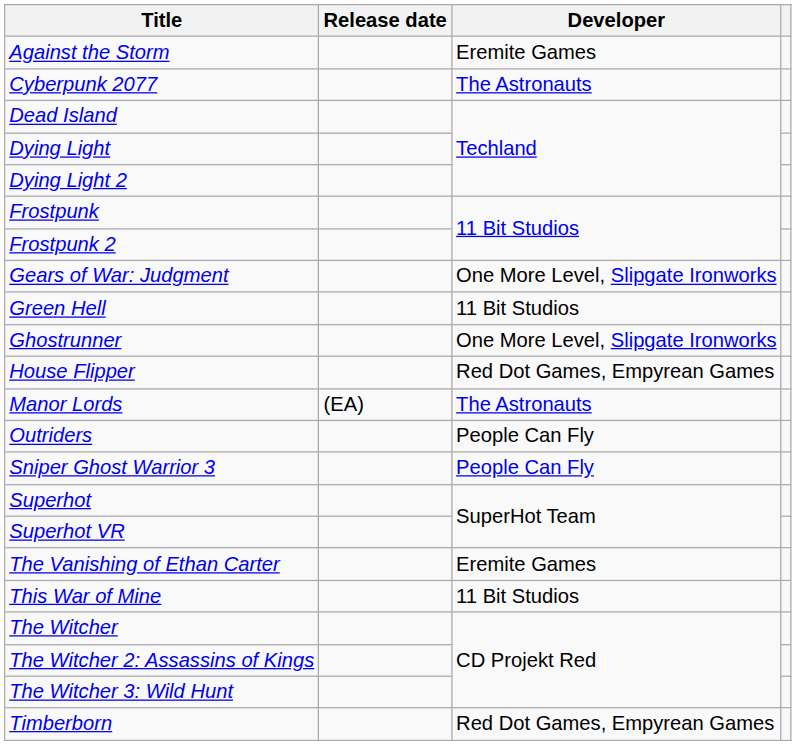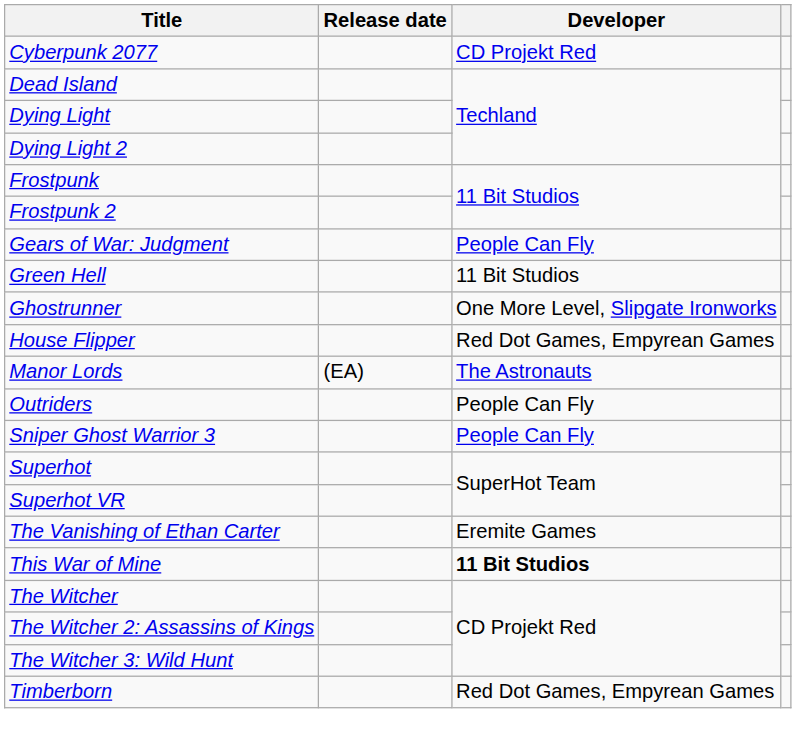- row: (89, 52)
(524, 84) The Astronauts -> (526, 52) CD Projekt Red
(616, 276) One More Level, Slipgate Ironworks -> (525, 244) People Can Fly
(518, 595) normal -> (523, 564) bold
